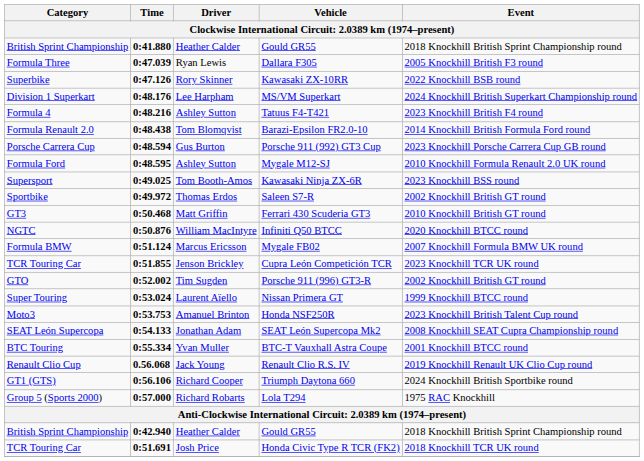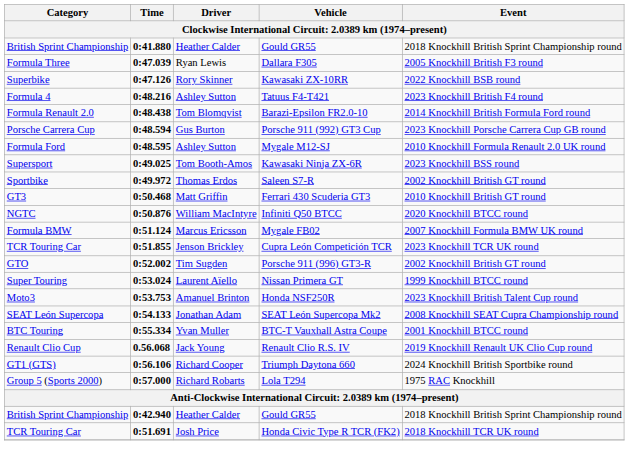- row: (152, 96)
